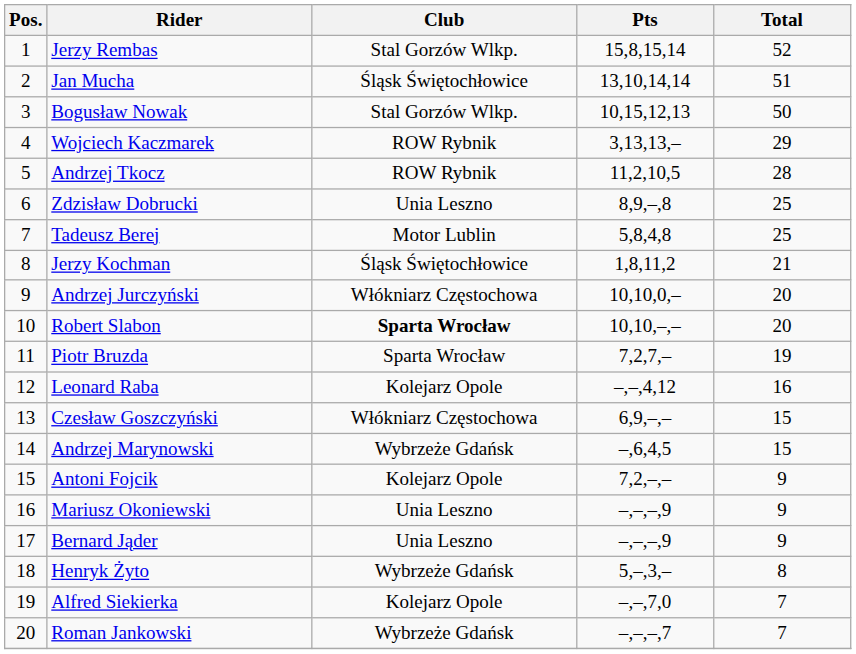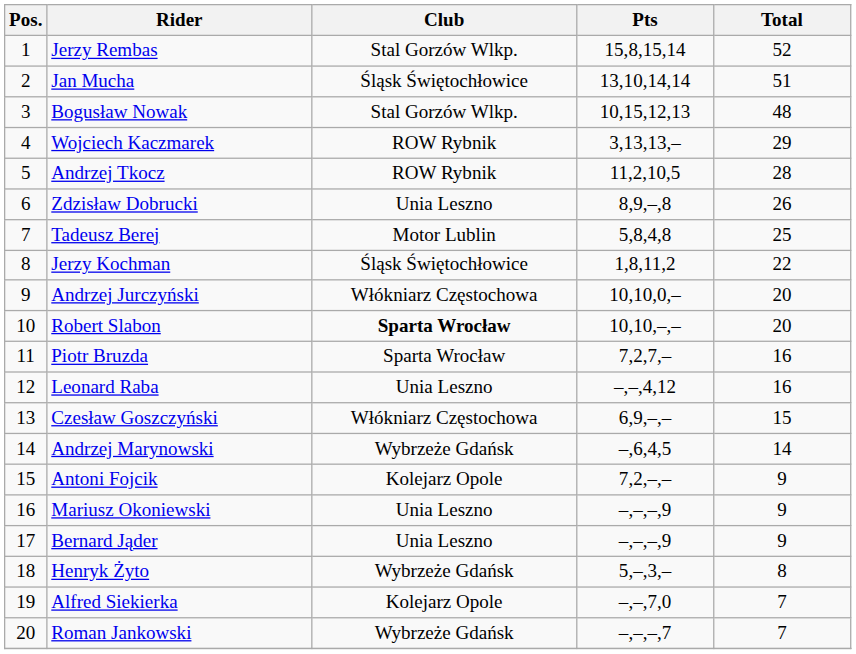(782, 111) 50 -> (782, 111) 48
(782, 203) 25 -> (782, 203) 26
(782, 264) 21 -> (782, 264) 22
(782, 356) 19 -> (782, 356) 16
(444, 387) Kolejarz Opole -> (444, 387) Unia Leszno
(782, 448) 15 -> (782, 448) 14
